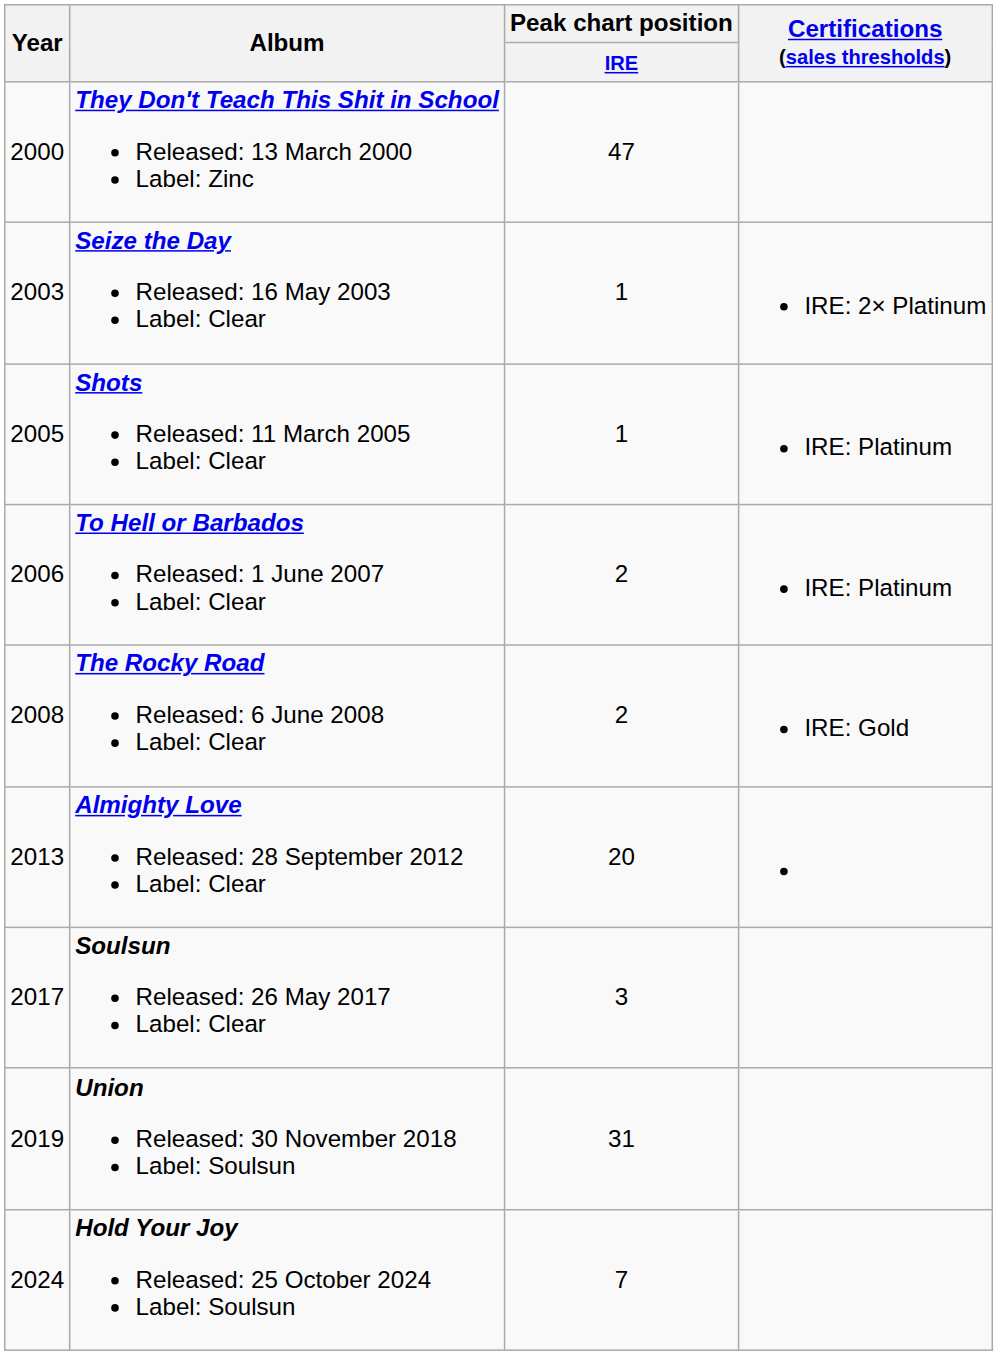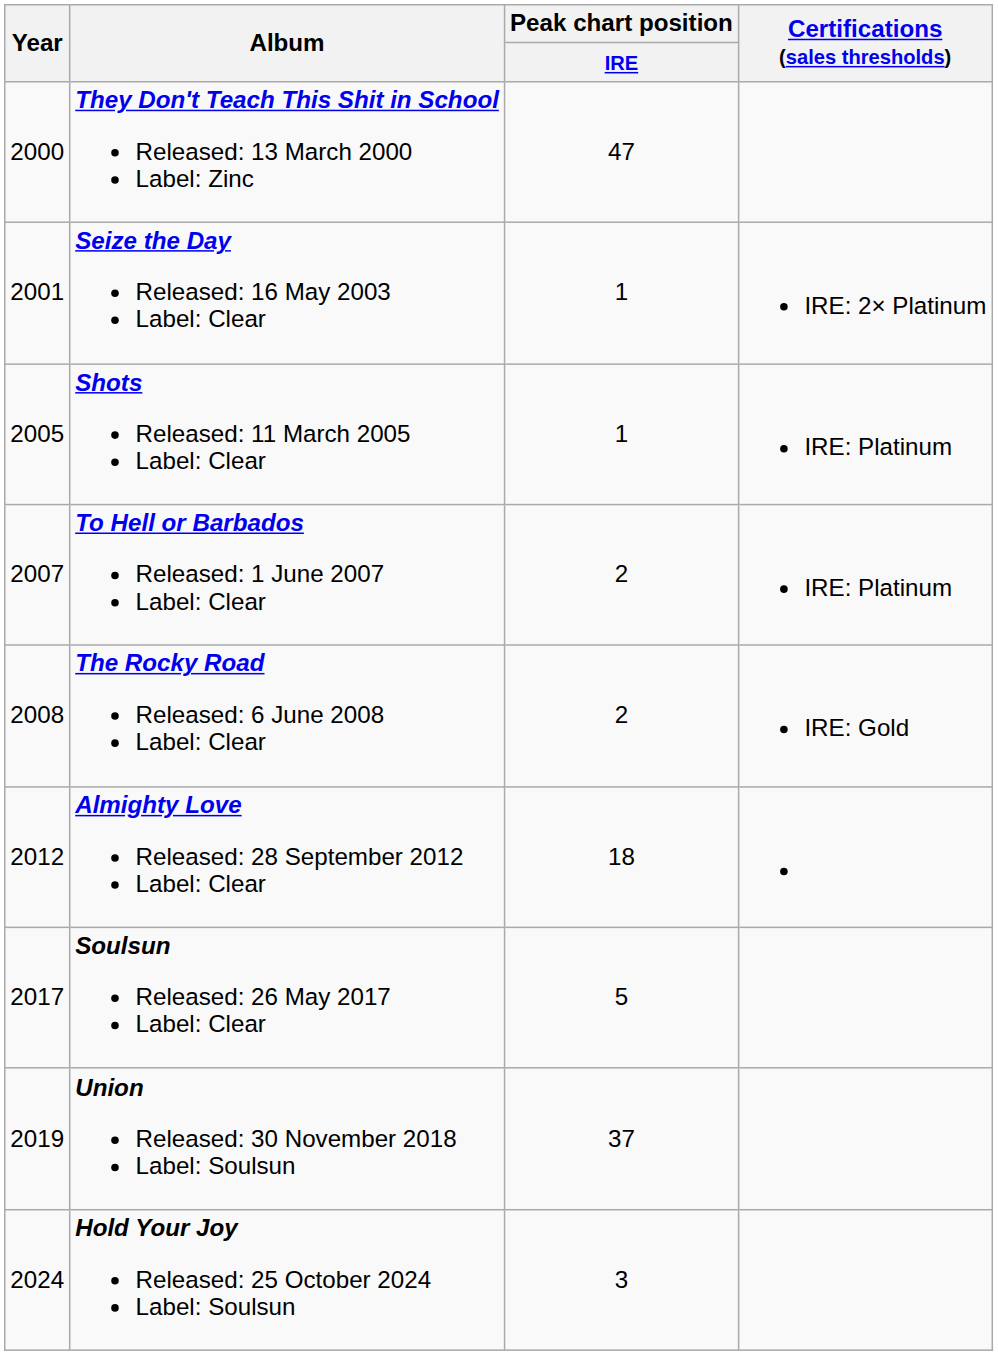(37, 292) 2003 -> (37, 292) 2001
(37, 574) 2006 -> (37, 574) 2007
(37, 856) 2013 -> (37, 856) 2012
(621, 856) 20 -> (621, 856) 18
(621, 997) 3 -> (621, 997) 5
(621, 1138) 31 -> (621, 1138) 37
(621, 1279) 7 -> (621, 1279) 3
